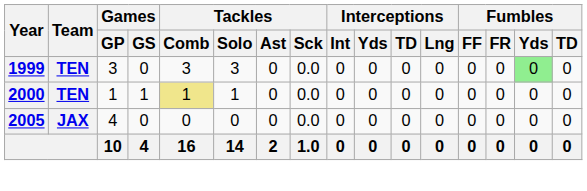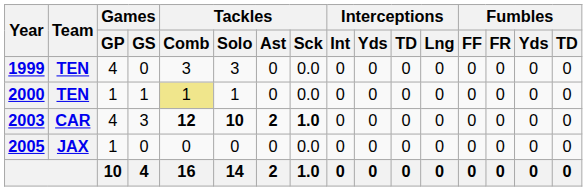(113, 69) 3 -> (113, 69) 4
(534, 69) lightgreen background -> (534, 69) no background
+ row: (26, 120)
(113, 120) 4 -> (113, 146) 1
